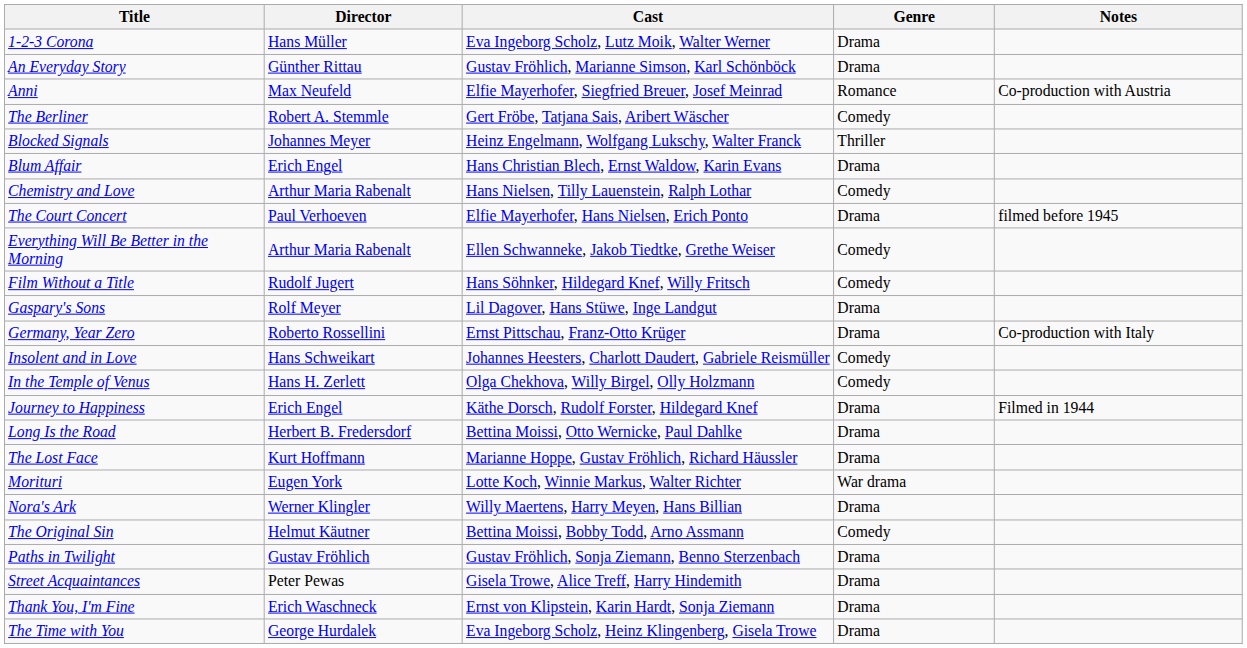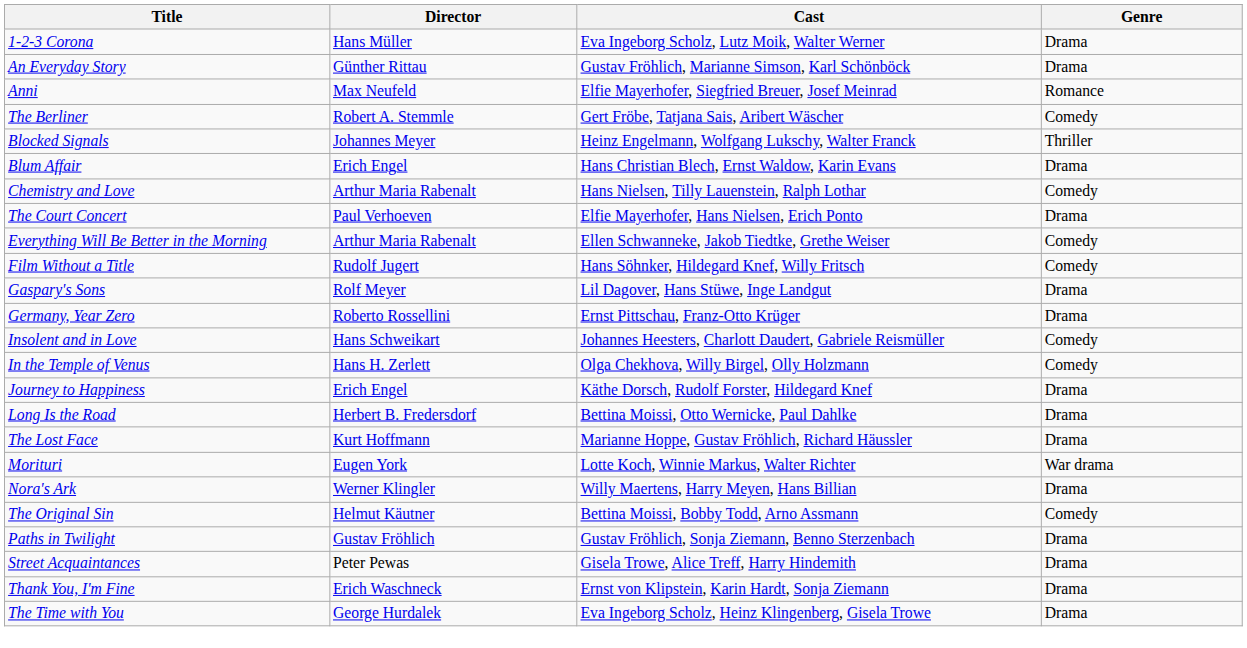- column: (1118, 16)
